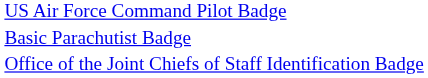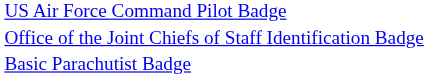rows swapped: (98, 37) <-> (214, 64)
